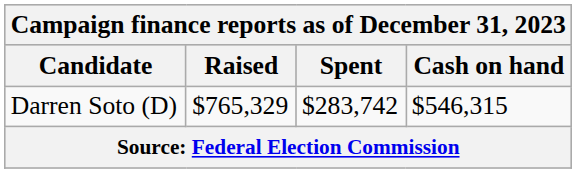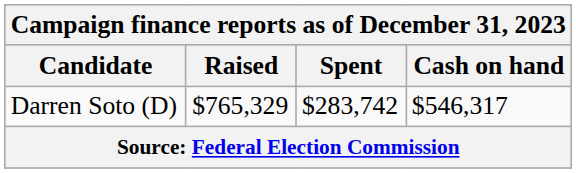(460, 106) $546,315 -> (460, 106) $546,317
